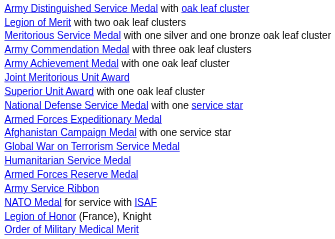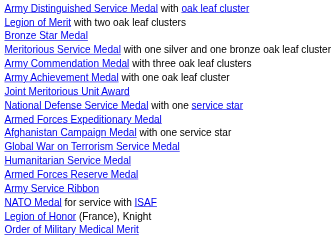+ row: (46, 36)
- row: (105, 91)
